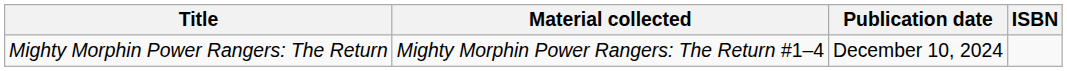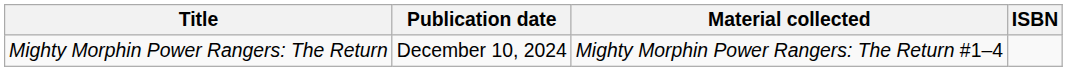columns swapped: (610, 19) <-> (918, 19)
